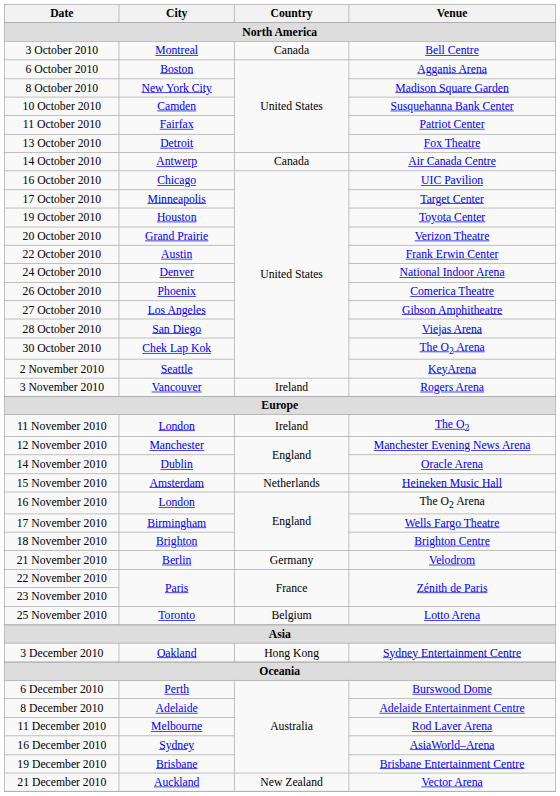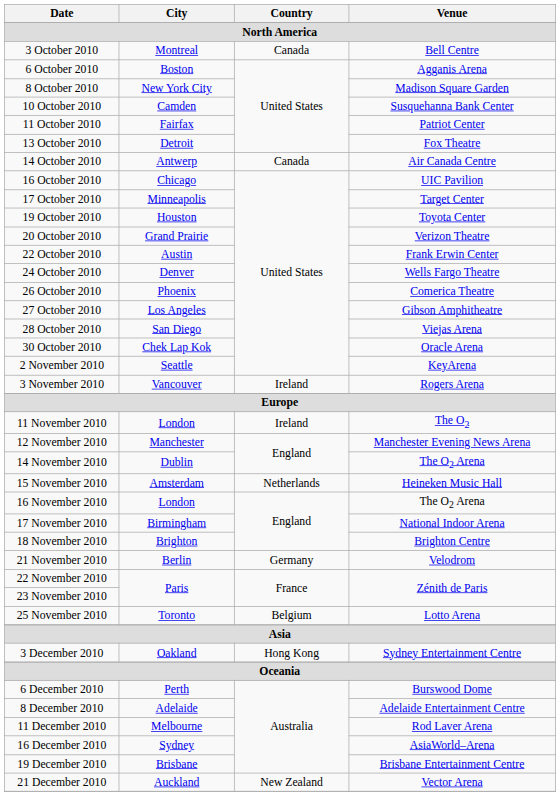(452, 273) National Indoor Arena -> (452, 273) Wells Fargo Theatre
(452, 348) The O2 Arena -> (452, 347) Oracle Arena
(452, 464) Oracle Arena -> (452, 462) The O2 Arena
(452, 523) Wells Fargo Theatre -> (452, 523) National Indoor Arena
